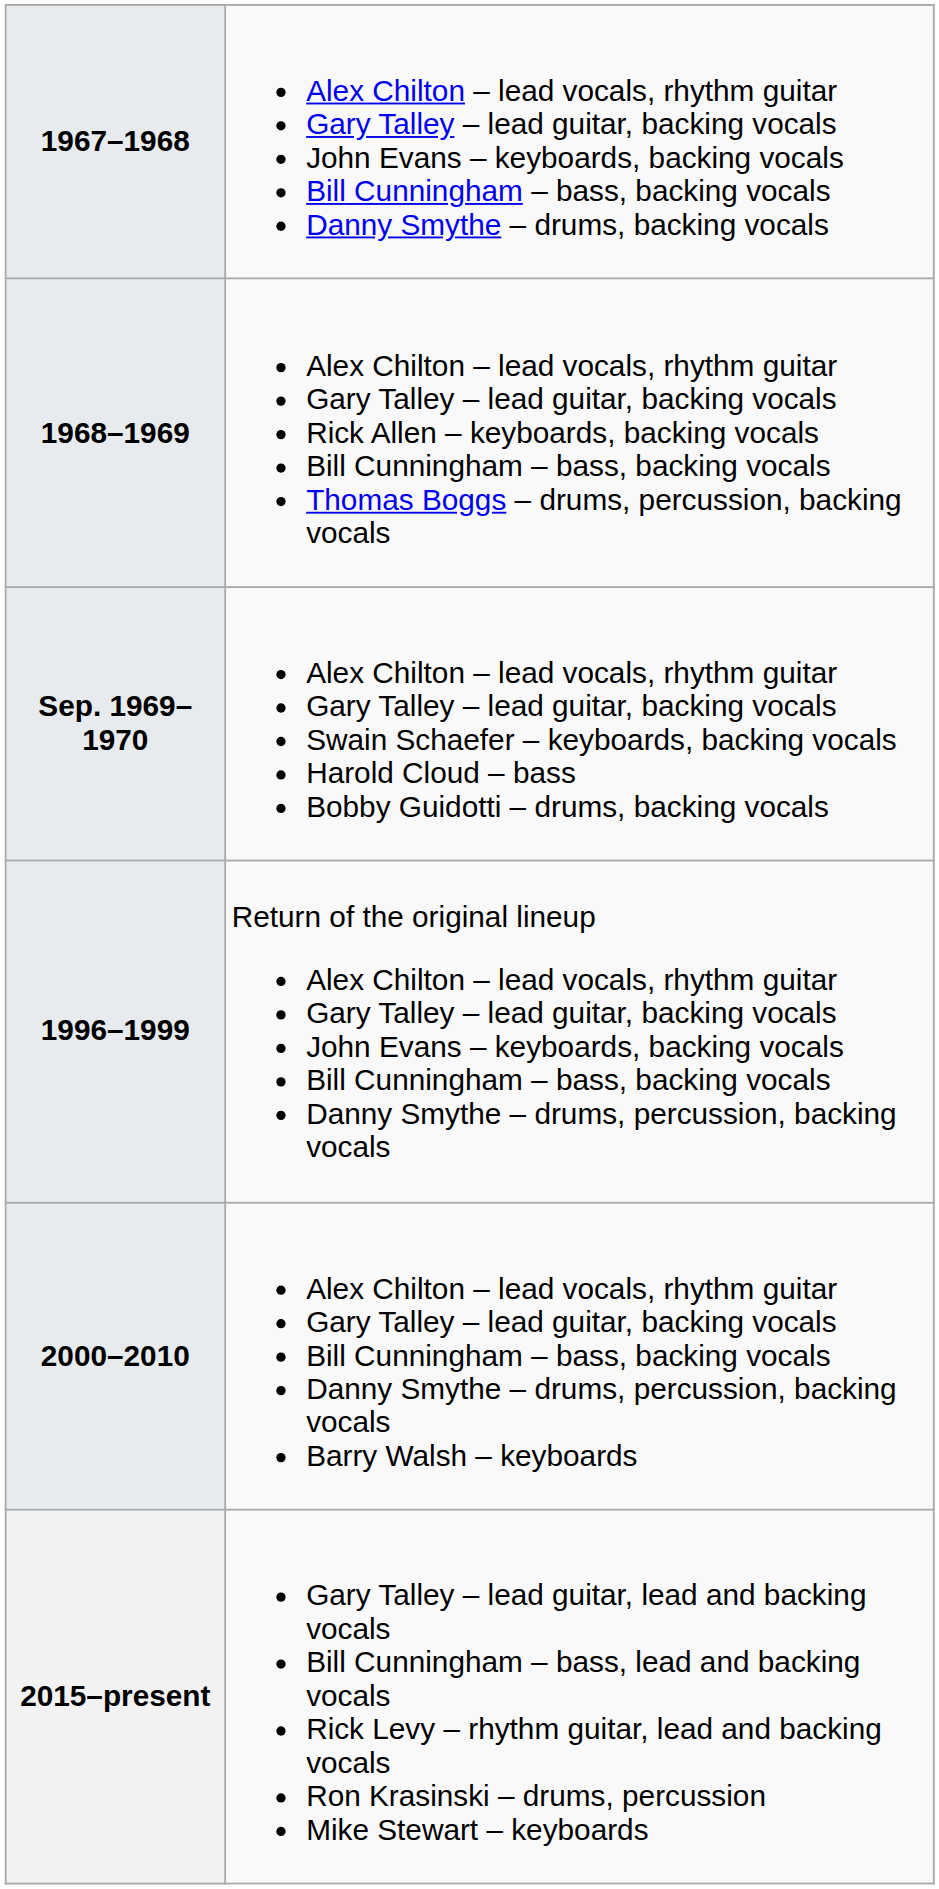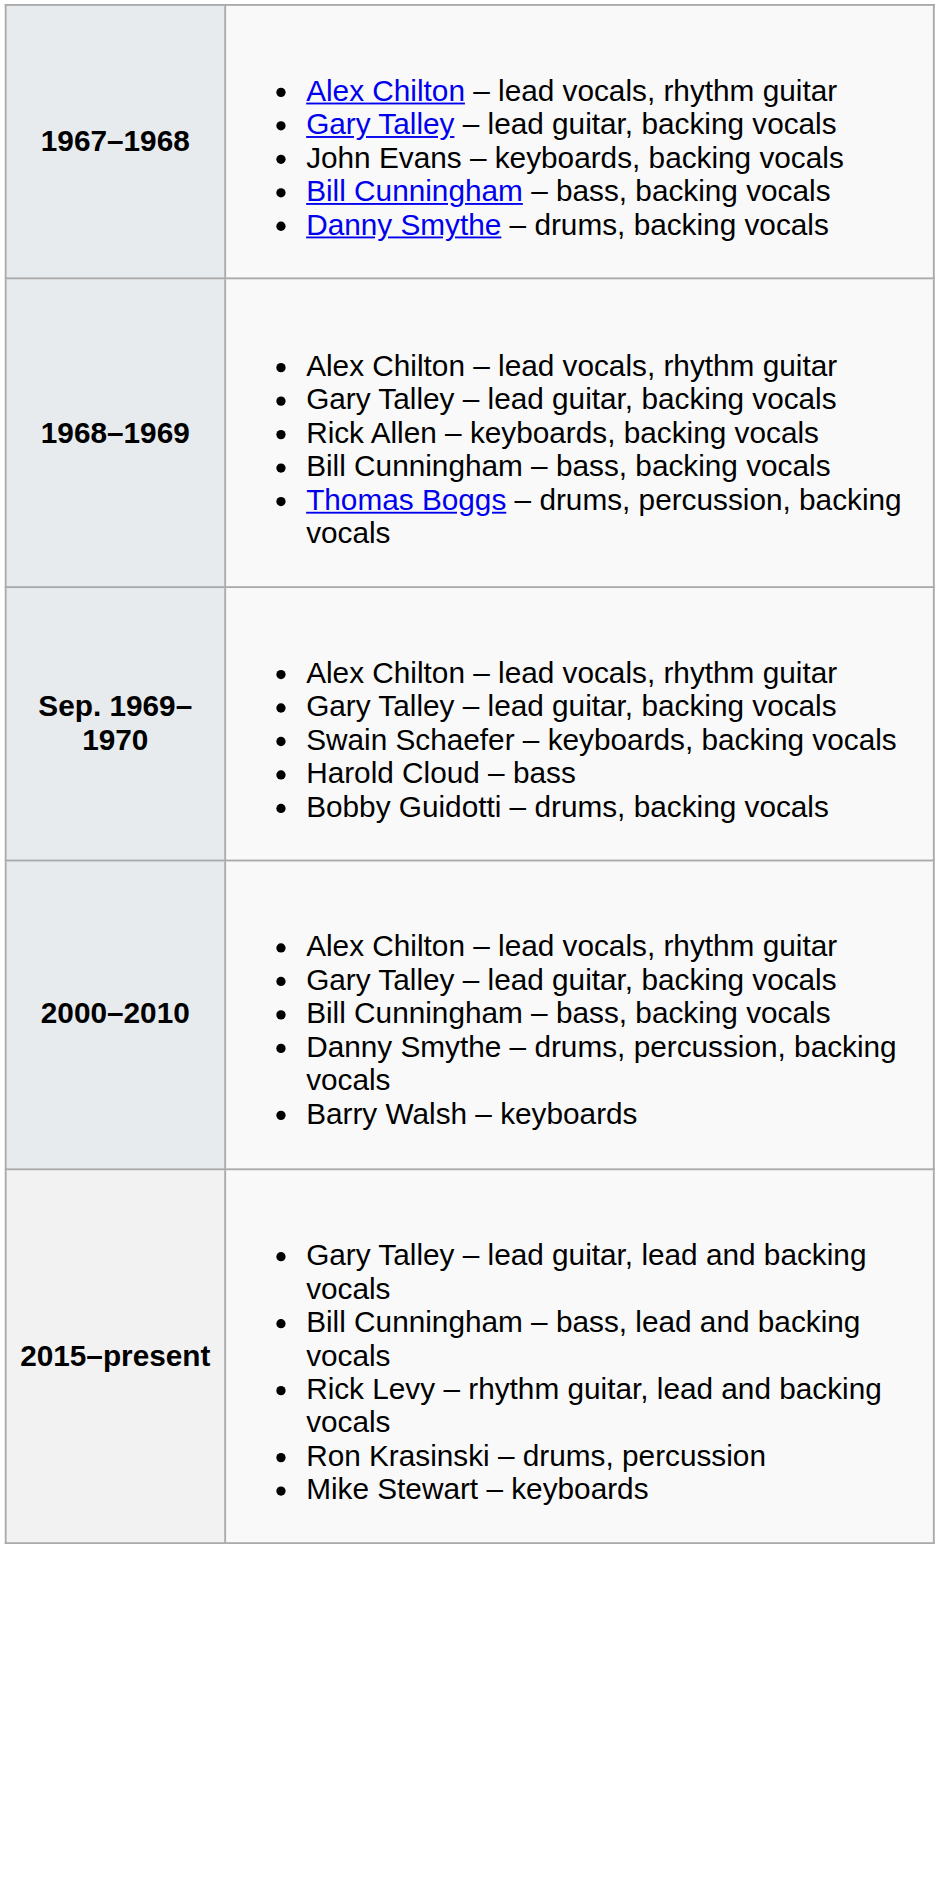- row: (115, 1030)
